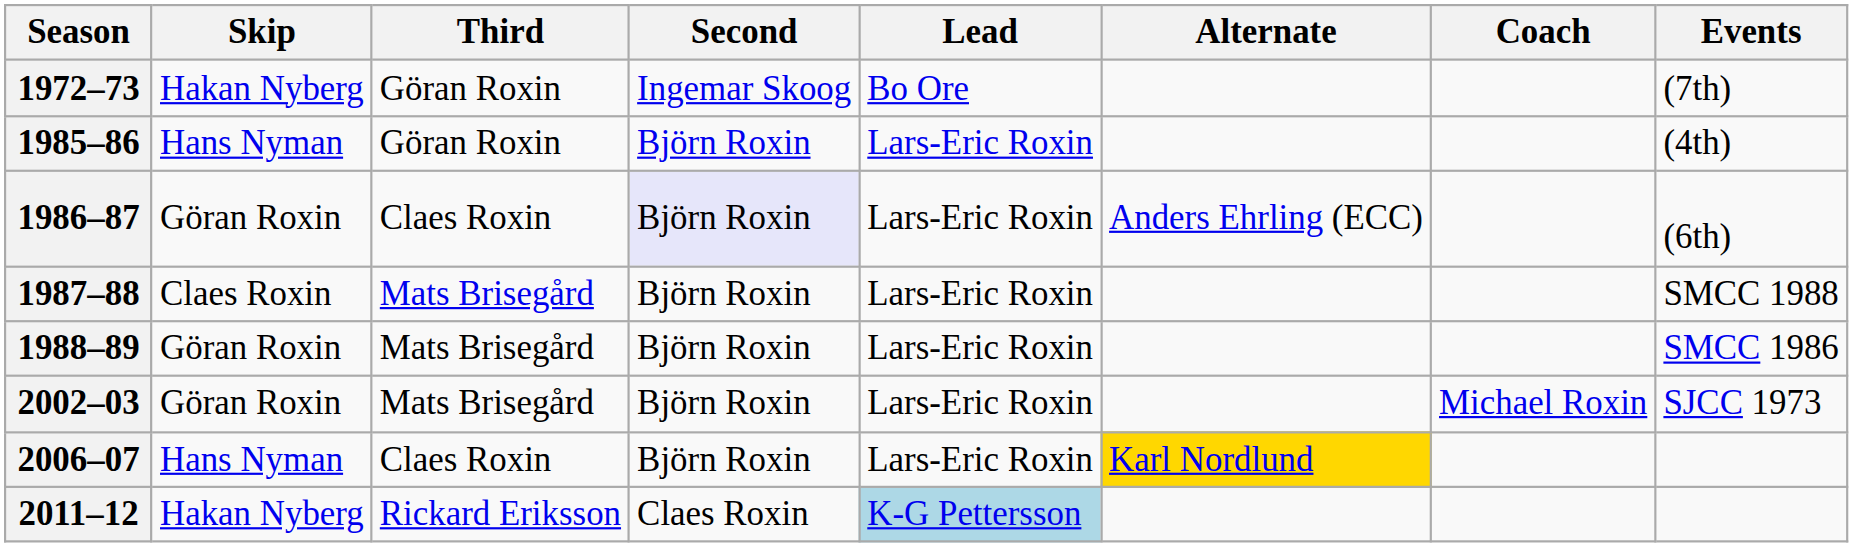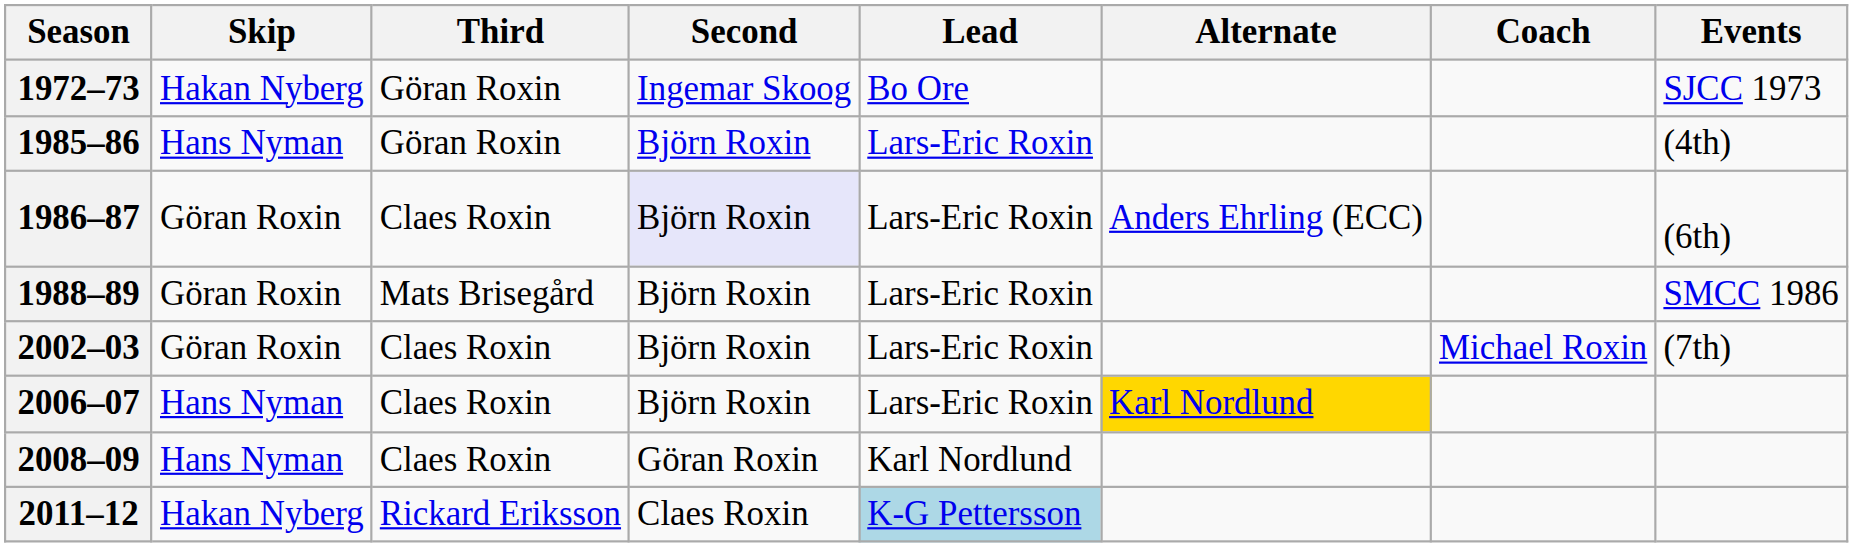(1697, 87) (7th) -> (1742, 87) SJCC 1973
- row: (79, 292)
(487, 403) Mats Brisegård -> (466, 347) Claes Roxin
(1742, 403) SJCC 1973 -> (1697, 347) (7th)
+ row: (79, 458)
